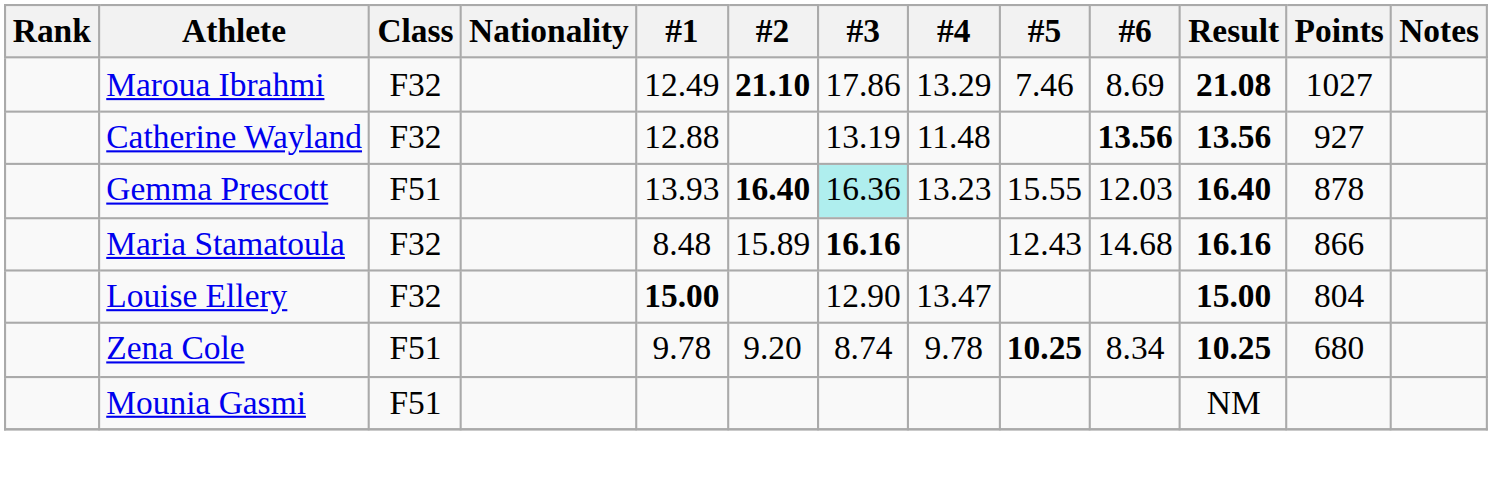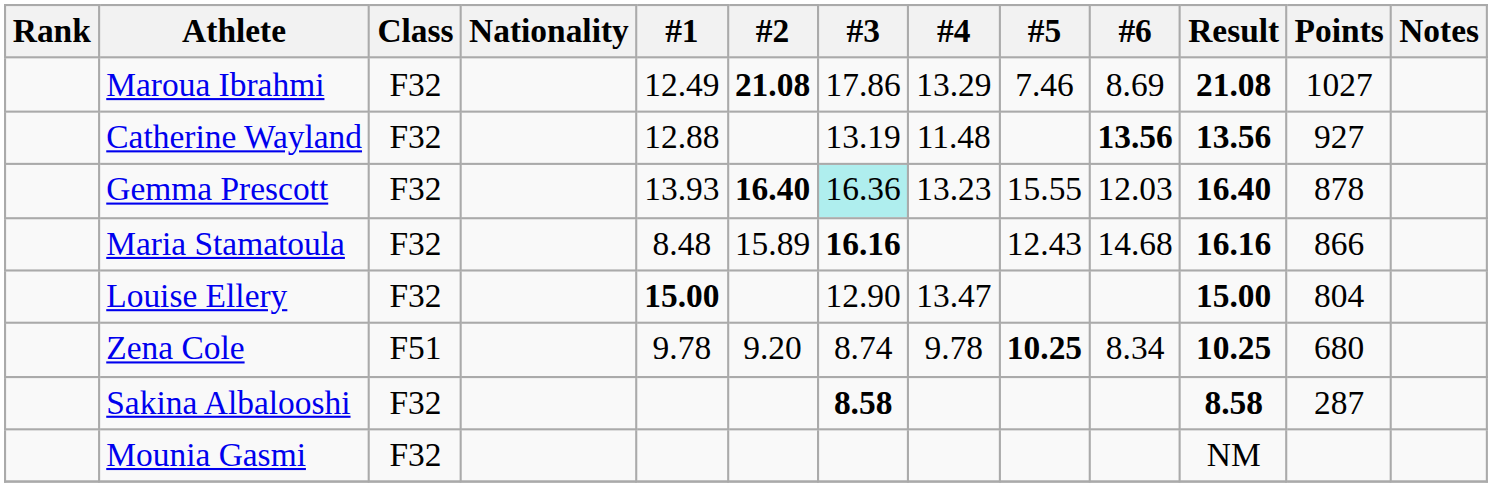(772, 84) 21.10 -> (772, 84) 21.08
(416, 190) F51 -> (416, 190) F32
+ row: (228, 402)
(416, 402) F51 -> (416, 455) F32
